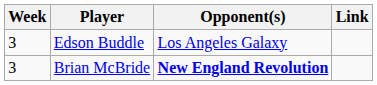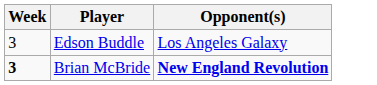- column: (352, 17)
(12, 67) normal -> (12, 67) bold
